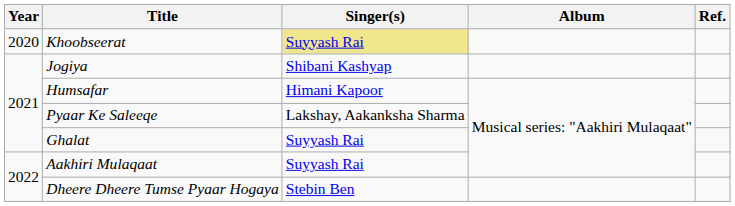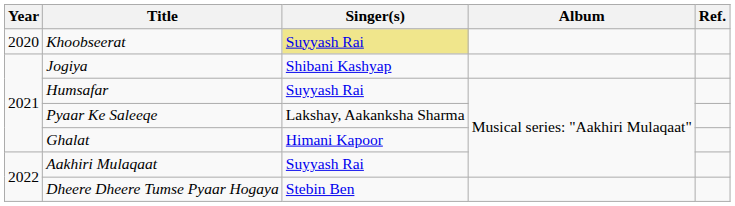(334, 90) Himani Kapoor -> (325, 90) Suyyash Rai
(325, 139) Suyyash Rai -> (334, 139) Himani Kapoor
